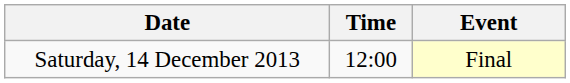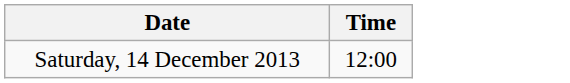- column: (489, 22)
